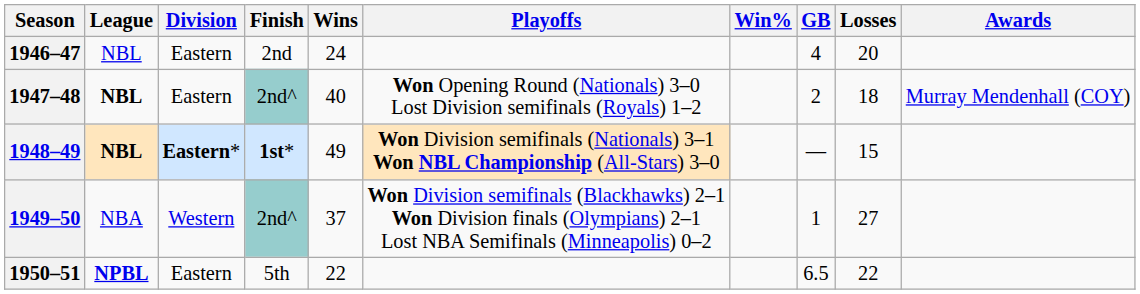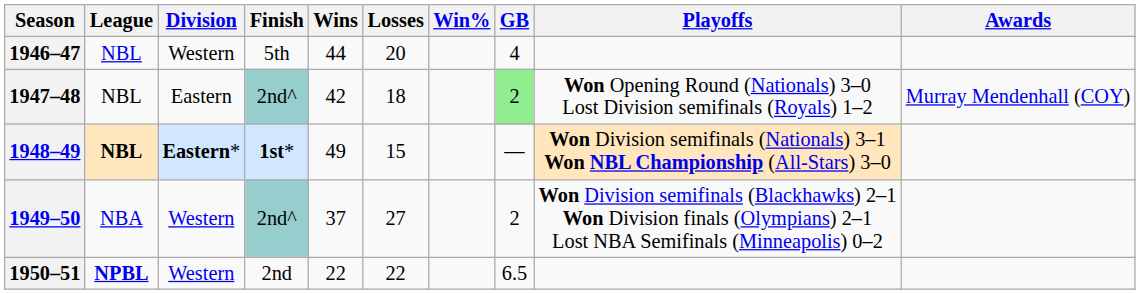columns swapped: (868, 20) <-> (546, 20)
(201, 52) Eastern -> (201, 52) Western
(277, 52) 2nd -> (277, 52) 5th
(336, 52) 24 -> (336, 52) 44
(121, 96) bold -> (121, 96) normal
(336, 96) 40 -> (336, 96) 42
(816, 96) no background -> (515, 96) lightgreen background
(816, 218) 1 -> (515, 218) 2
(201, 273) Eastern -> (201, 273) Western
(277, 273) 5th -> (277, 273) 2nd
